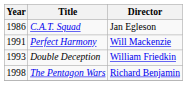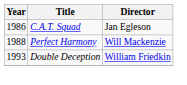(16, 42) 1991 -> (16, 42) 1988
- row: (68, 73)
